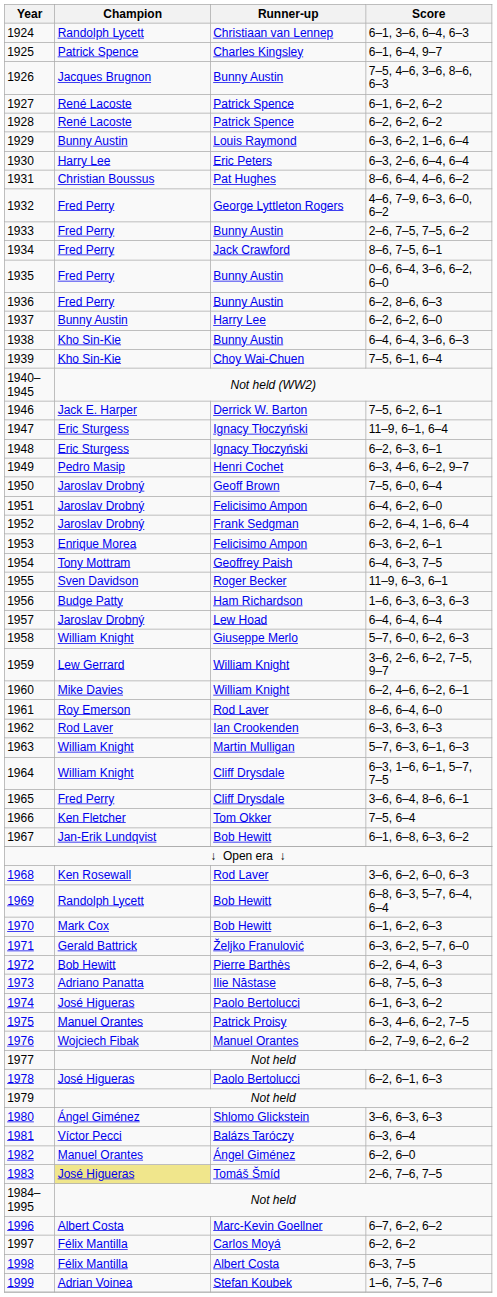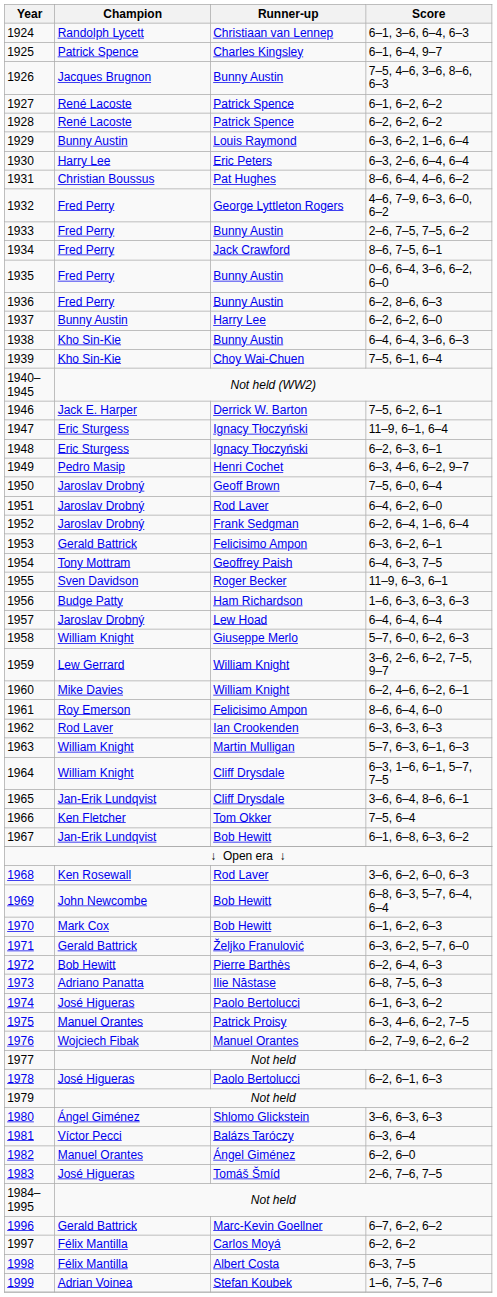(260, 505) Felicisimo Ampon -> (241, 505) Rod Laver
(97, 543) Enrique Morea -> (97, 543) Gerald Battrick
(241, 709) Rod Laver -> (260, 709) Felicisimo Ampon
(86, 799) Fred Perry -> (107, 799) Jan-Erik Lundqvist
(101, 901) Randolph Lycett -> (102, 901) John Newcombe
(96, 1174) khaki background -> (96, 1174) no background
(91, 1225) Albert Costa -> (97, 1225) Gerald Battrick
